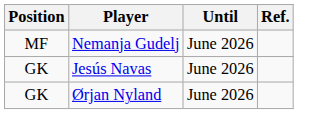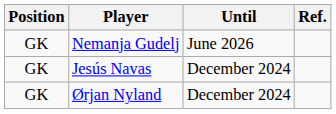(36, 43) MF -> (36, 43) GK
(220, 69) June 2026 -> (239, 69) December 2024
(220, 95) June 2026 -> (239, 95) December 2024
